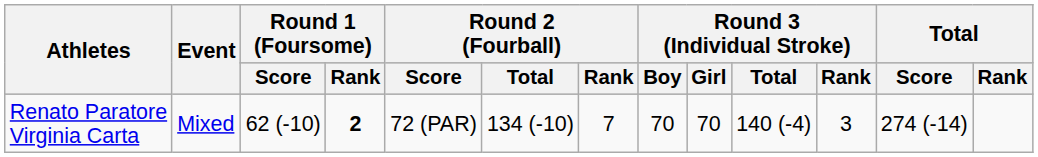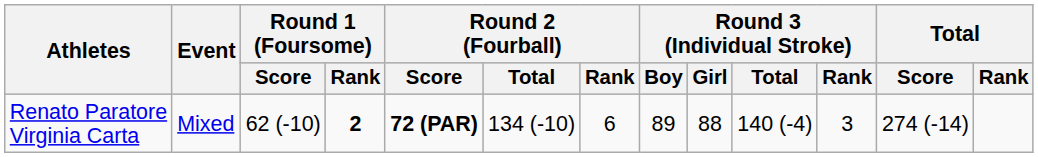(434, 124) normal -> (434, 124) bold
(609, 124) 7 -> (610, 124) 6
(662, 124) 70 -> (664, 124) 89
(709, 124) 70 -> (710, 124) 88
